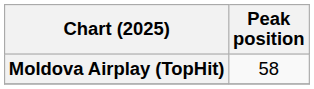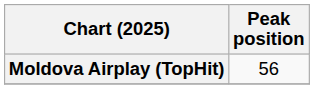(269, 68) 58 -> (269, 68) 56
